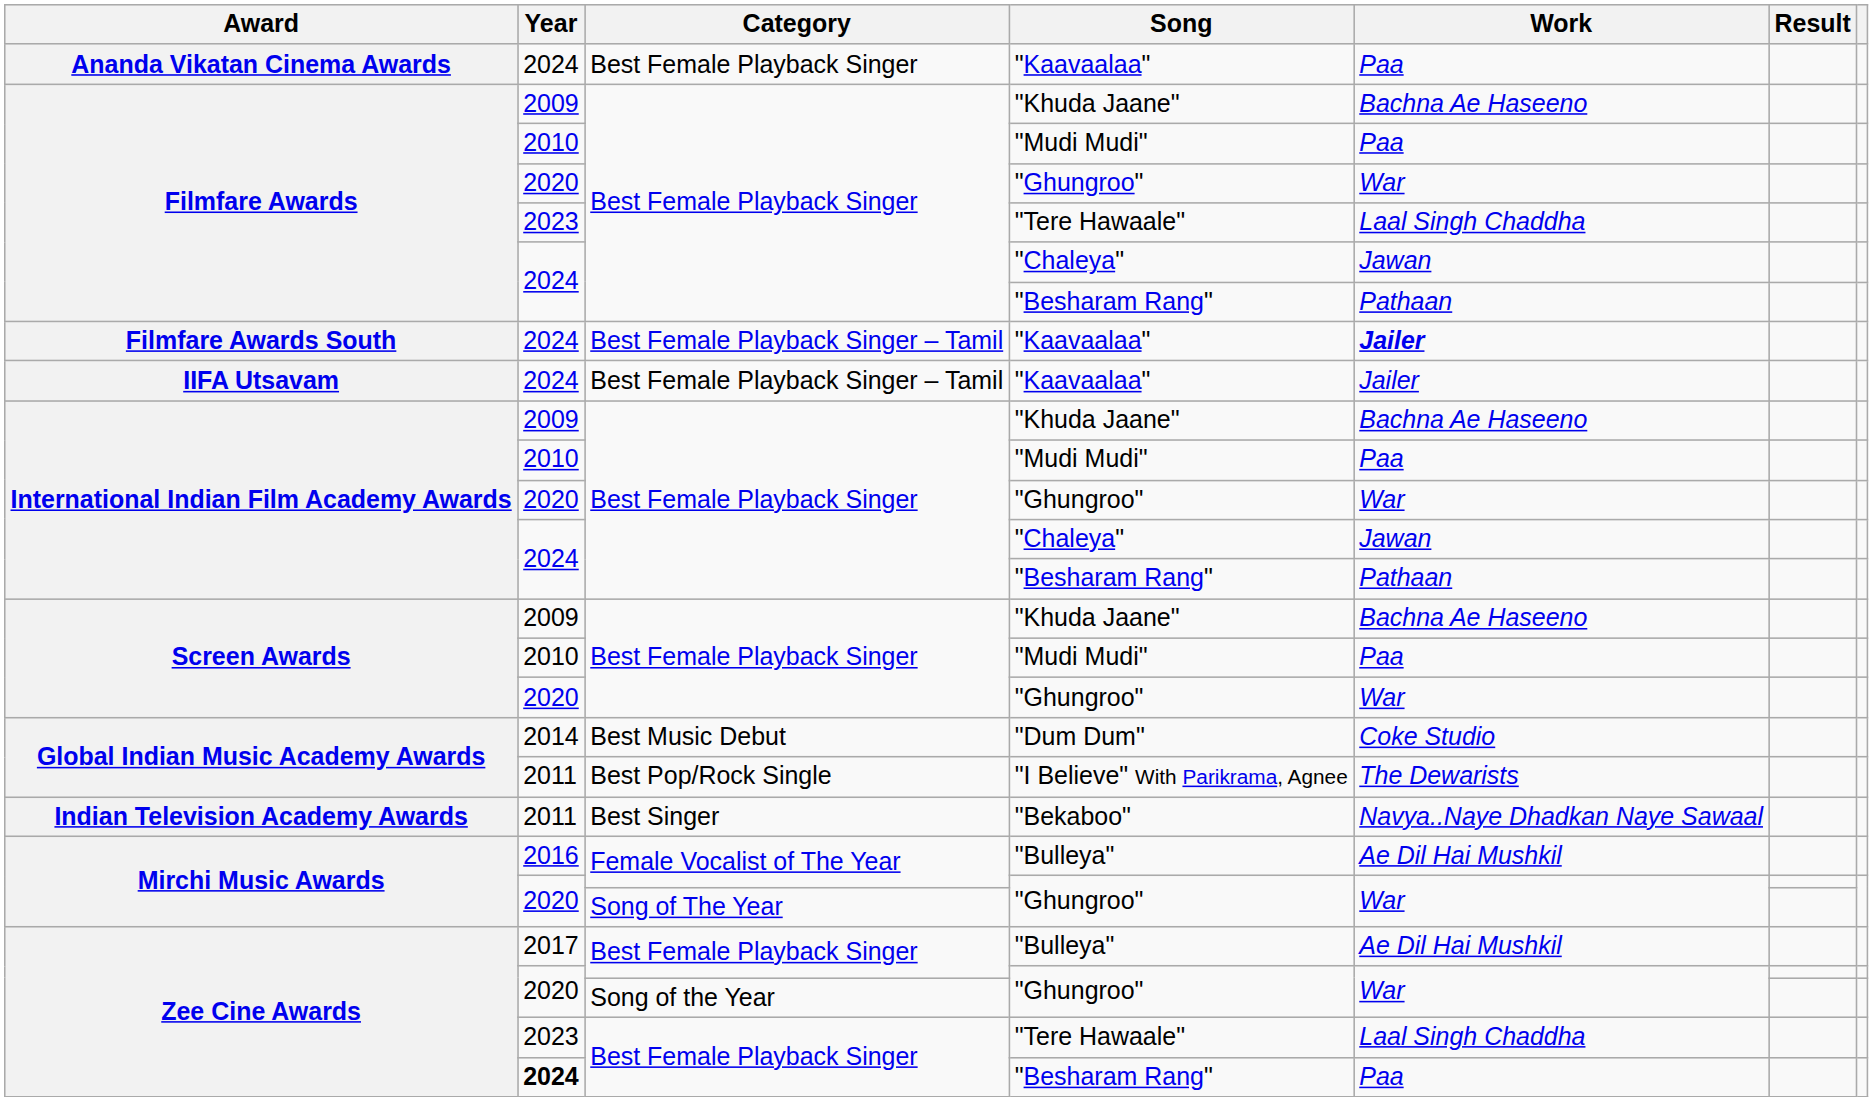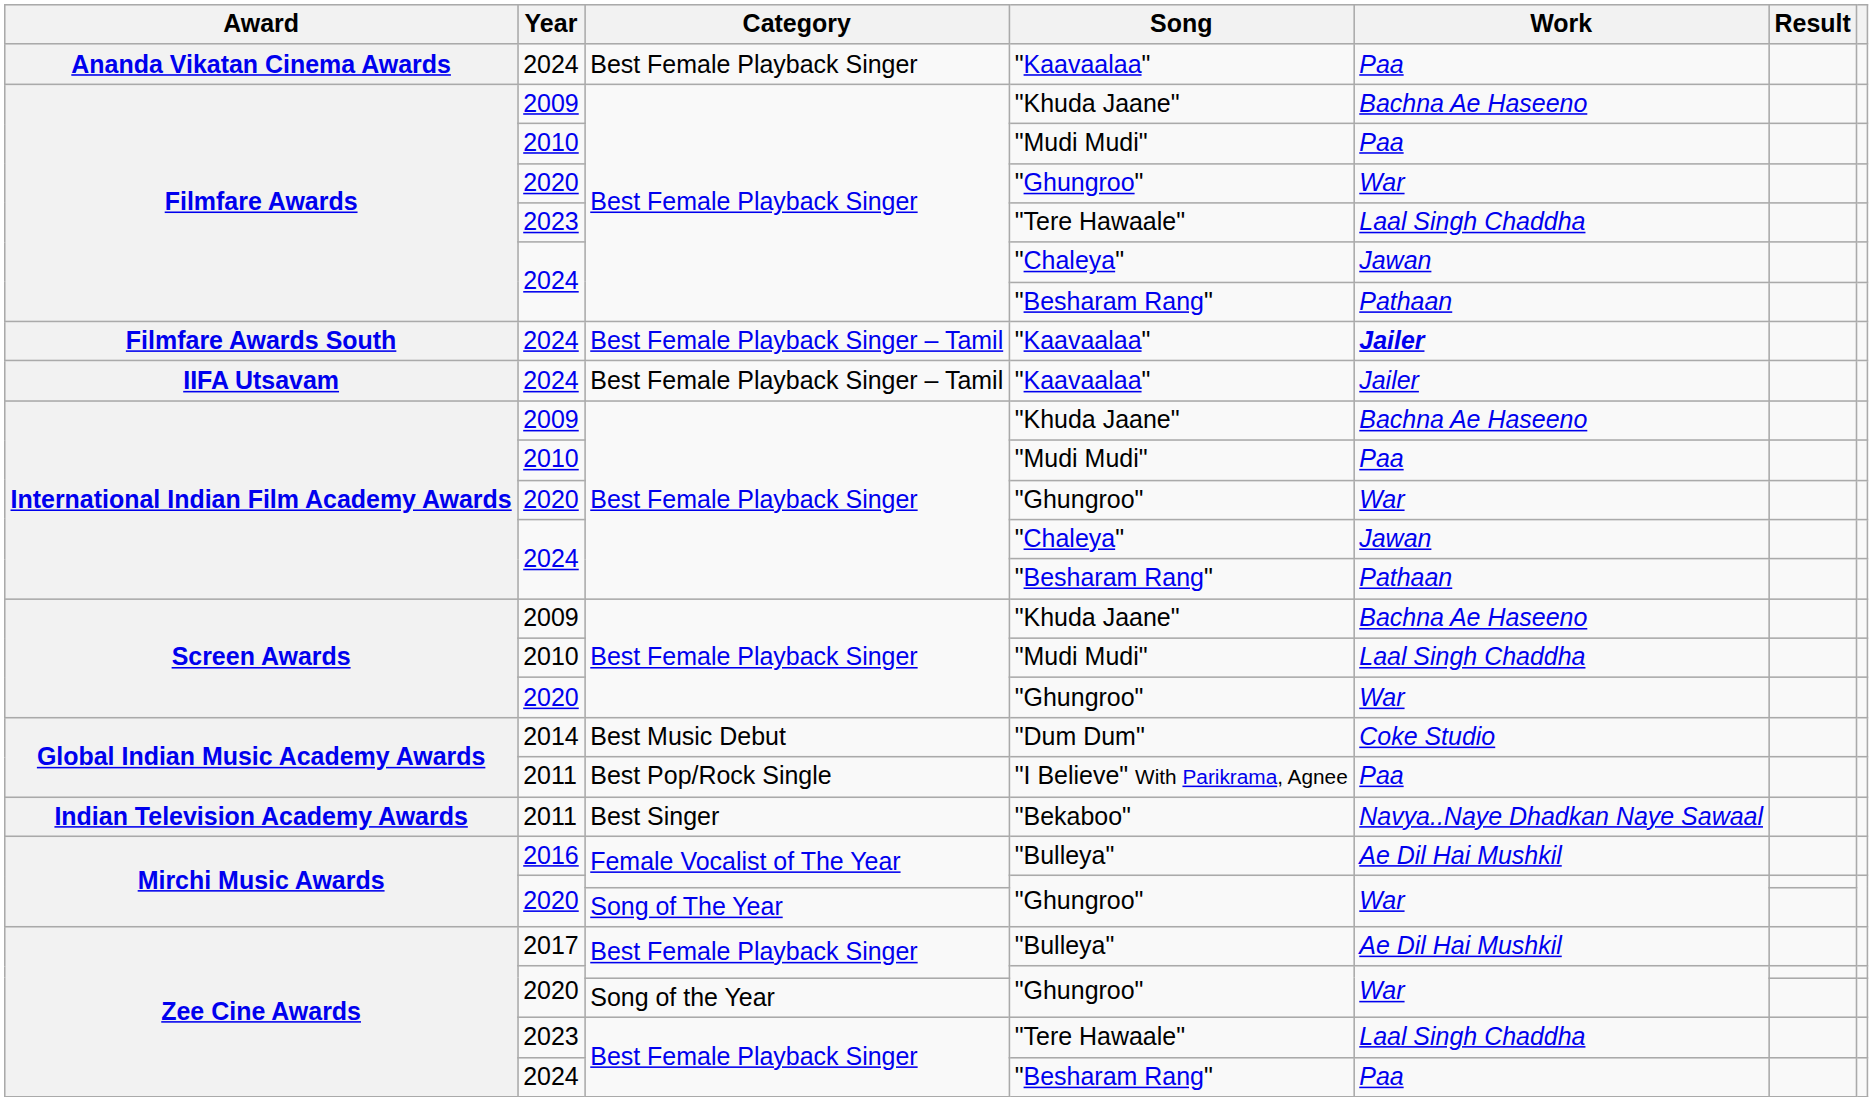(1381, 657) Paa -> (1472, 657) Laal Singh Chaddha
(1439, 776) The Dewarists -> (1381, 776) Paa
(551, 1076) bold -> (551, 1076) normal
